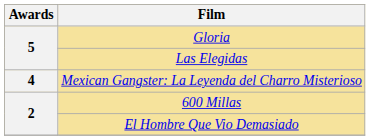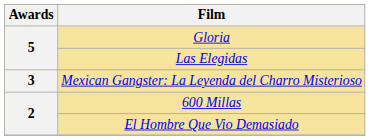(31, 80) 4 -> (31, 80) 3
